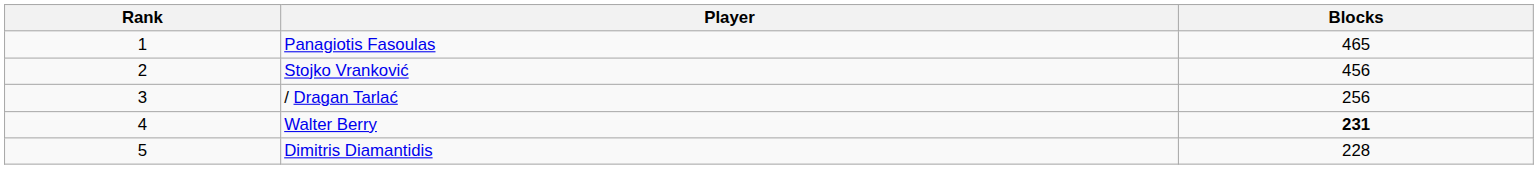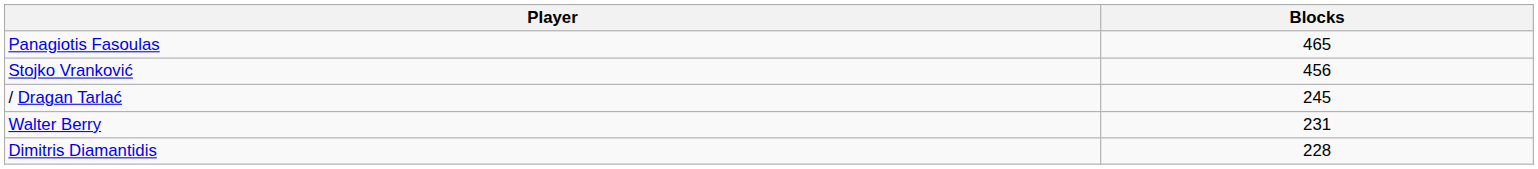- column: (142, 17)
(1356, 97) 256 -> (1317, 97) 245
(1356, 124) bold -> (1317, 124) normal
